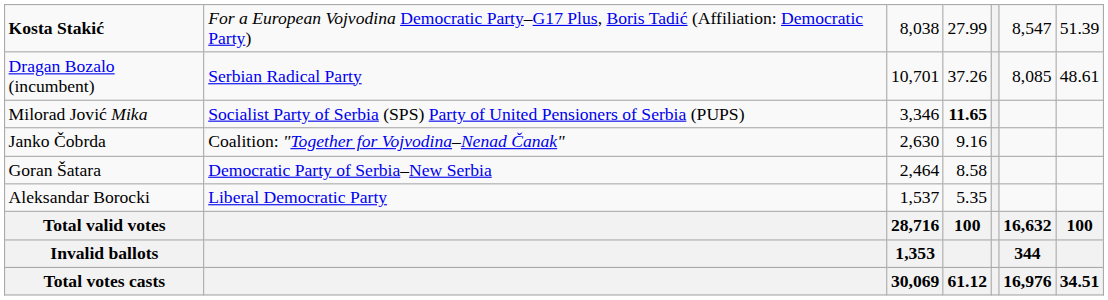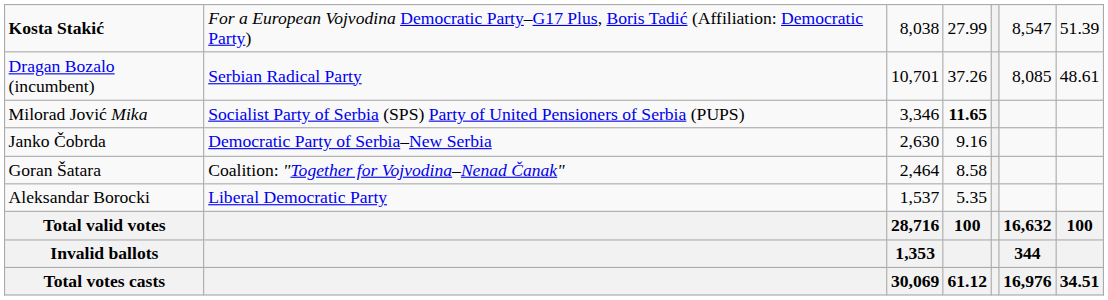(386, 141) Coalition: "Together for Vojvodina–Nenad Čanak" -> (350, 141) Democratic Party of Serbia–New Serbia
(350, 169) Democratic Party of Serbia–New Serbia -> (386, 169) Coalition: "Together for Vojvodina–Nenad Čanak"
